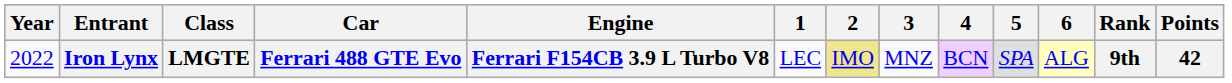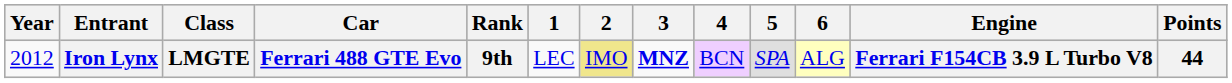columns swapped: (621, 22) <-> (1125, 22)
(32, 58) 2022 -> (32, 58) 2012
(909, 58) normal -> (663, 58) bold
(1190, 58) 42 -> (1192, 58) 44
